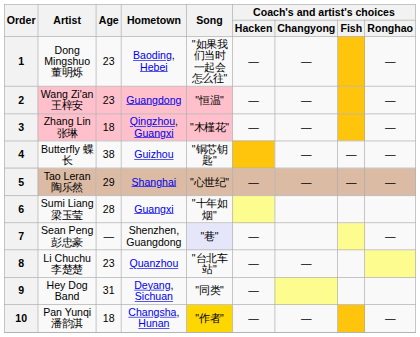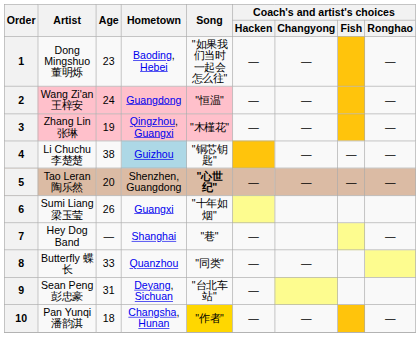(109, 100) 23 -> (109, 100) 24
(109, 127) 18 -> (109, 127) 19
(67, 155) Butterfly 蝶长 -> (67, 155) Li Chuchu 李楚楚
(154, 155) no background -> (154, 155) lightblue background
(109, 182) 29 -> (109, 182) 20
(154, 182) Shanghai -> (154, 182) Shenzhen, Guangdong
(210, 182) normal -> (209, 182) bold
(109, 209) 28 -> (109, 209) 26
(67, 236) Sean Peng 彭忠豪 -> (67, 236) Hey Dog Band
(154, 236) Shenzhen, Guangdong -> (154, 236) Shanghai
(210, 236) lavender background -> (210, 236) no background
(67, 264) Li Chuchu 李楚楚 -> (67, 264) Butterfly 蝶长
(109, 264) 23 -> (109, 264) 33
(209, 264) "台北车站" -> (210, 264) "同类"
(67, 291) Hey Dog Band -> (67, 291) Sean Peng 彭忠豪
(210, 291) "同类" -> (209, 291) "台北车站"
